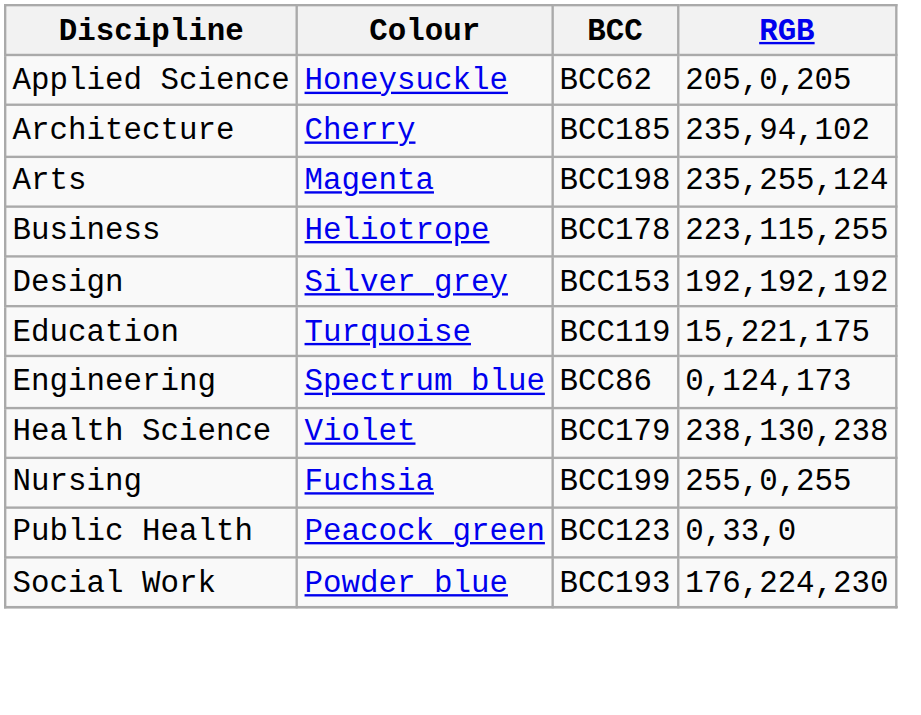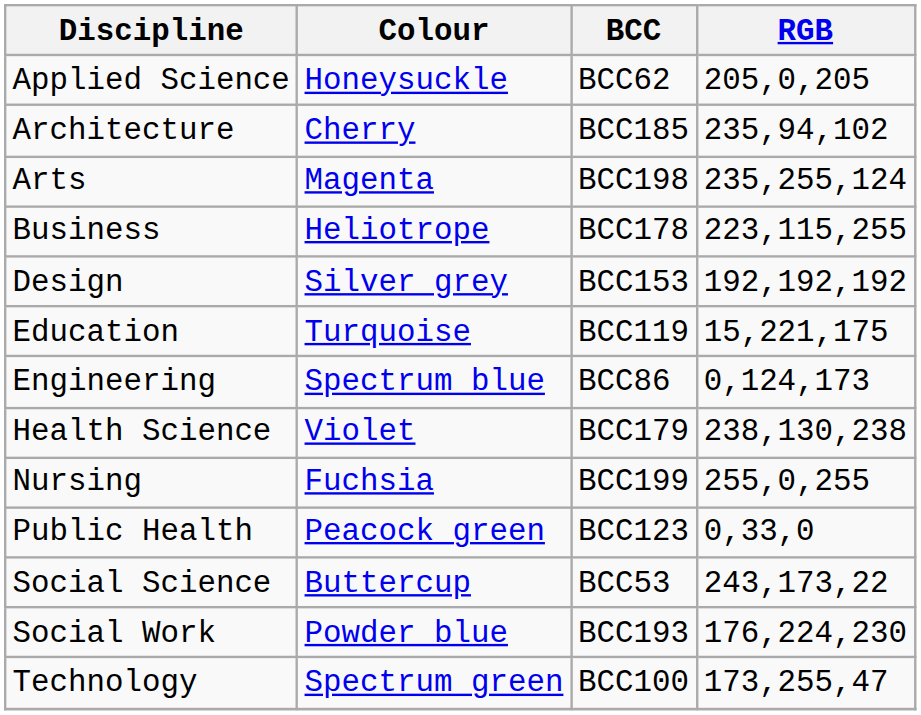+ row: (142, 583)
+ row: (105, 683)
